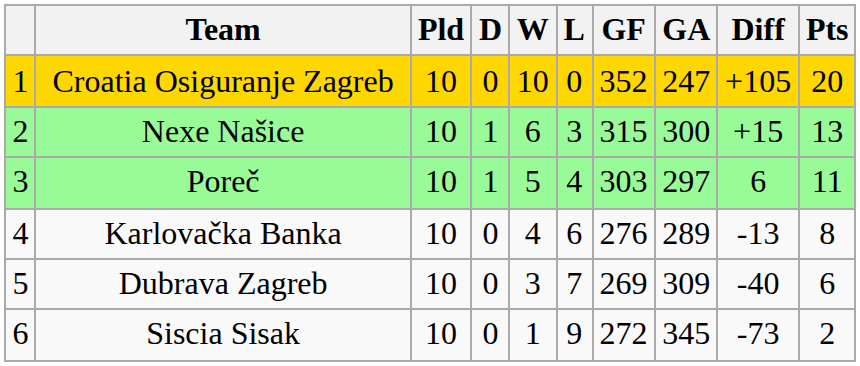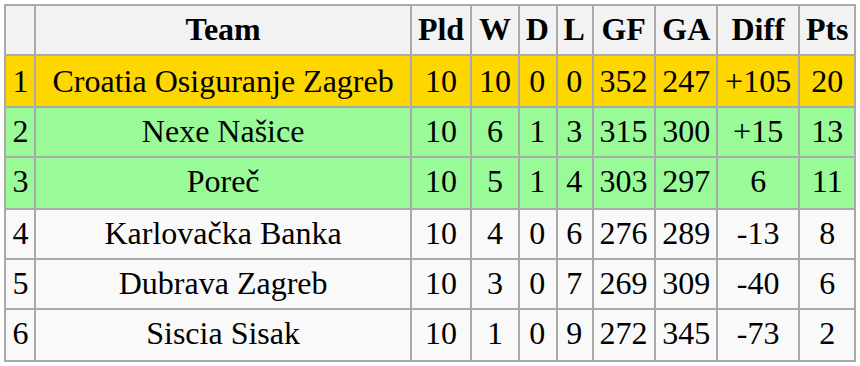columns swapped: (533, 29) <-> (490, 29)
